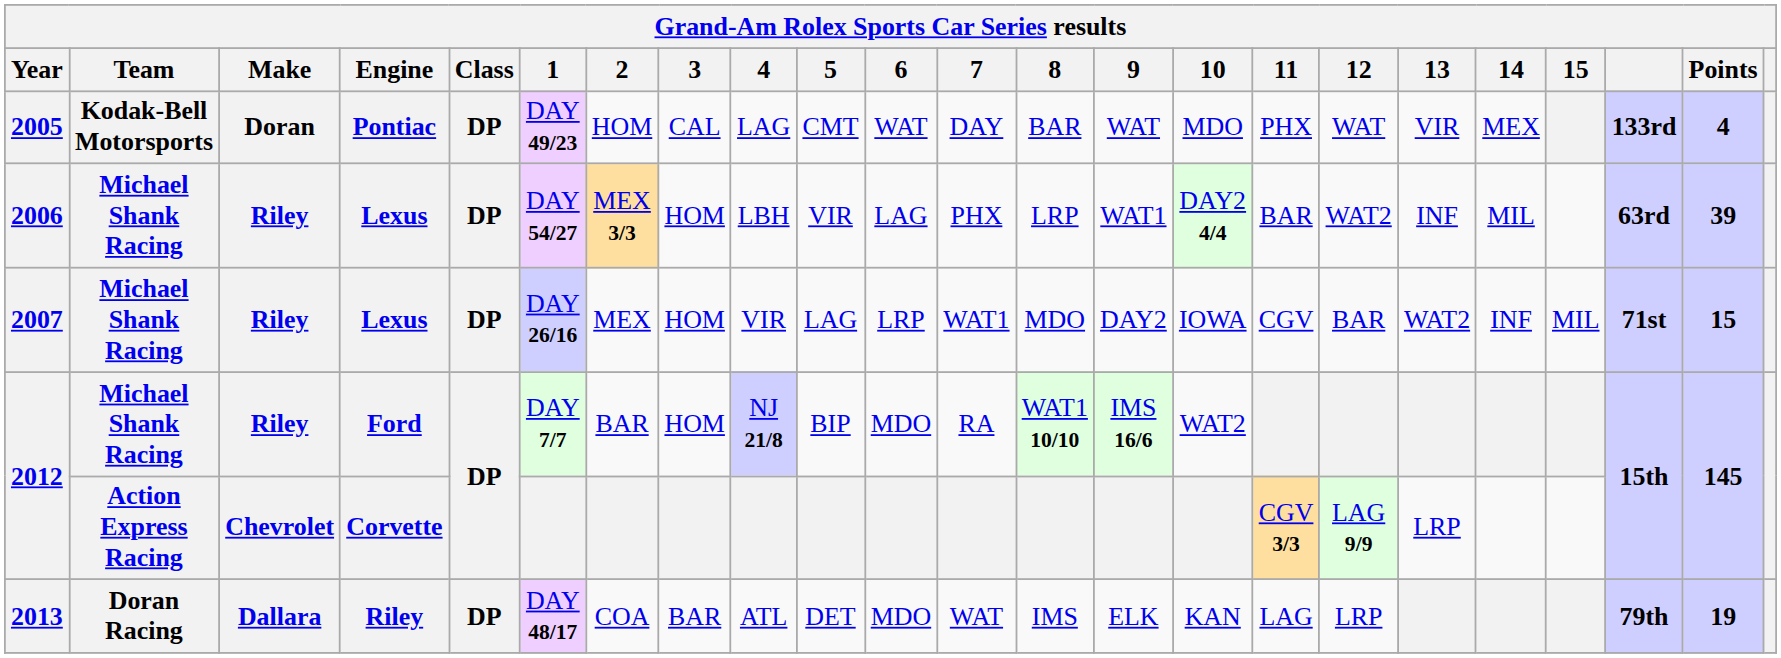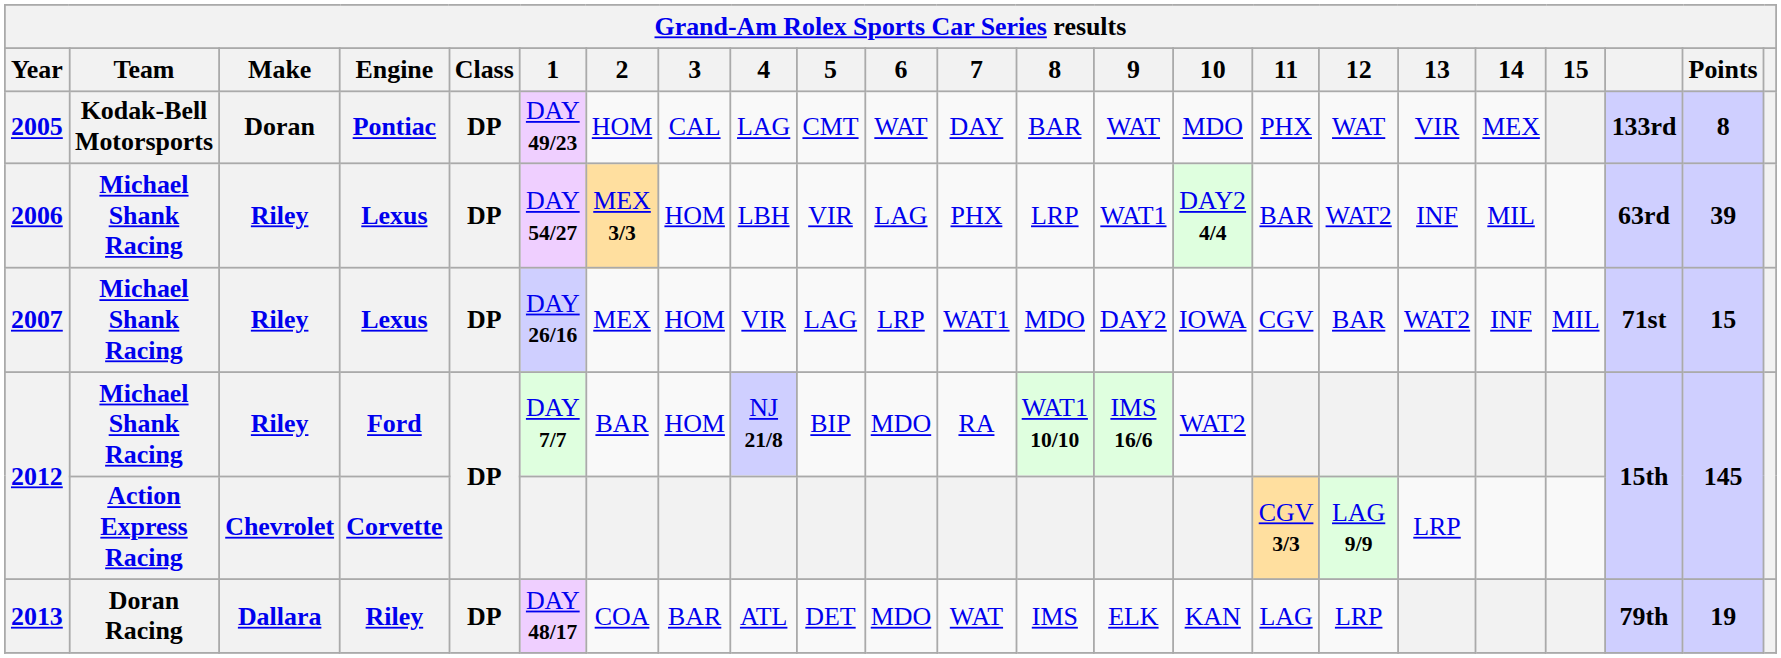(1723, 127) 4 -> (1723, 127) 8
